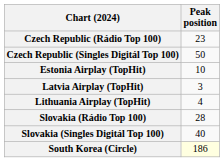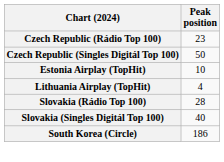- row: (93, 86)
(200, 149) lightyellow background -> (200, 133) no background
